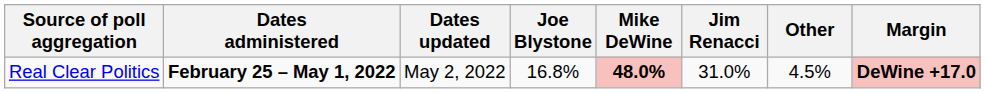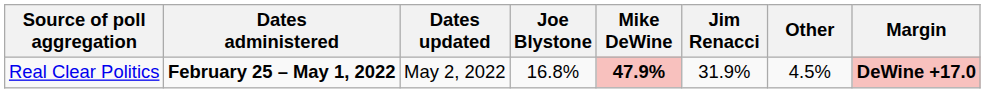(639, 72) 48.0% -> (639, 72) 47.9%
(724, 72) 31.0% -> (724, 72) 31.9%
